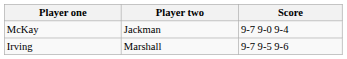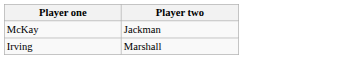- column: (290, 12)
